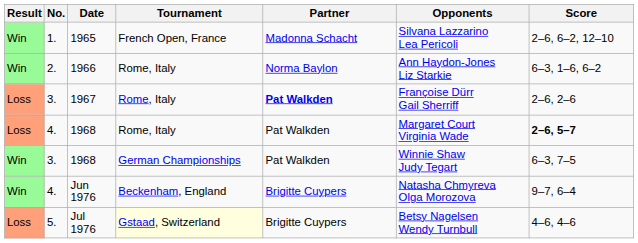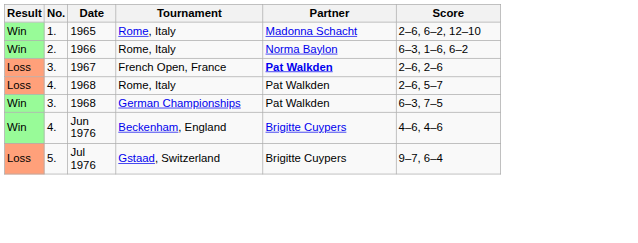- column: (462, 13)
(172, 37) French Open, France -> (147, 31) Rome, Italy
(147, 99) Rome, Italy -> (172, 67) French Open, France
(554, 130) bold -> (421, 85) normal
(554, 191) 9–7, 6–4 -> (421, 127) 4–6, 4–6
(169, 222) lightyellow background -> (169, 158) no background
(554, 222) 4–6, 4–6 -> (421, 158) 9–7, 6–4
